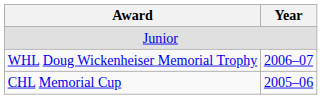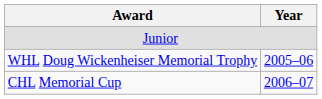(289, 60) 2006–07 -> (289, 60) 2005–06
(289, 82) 2005–06 -> (289, 82) 2006–07
